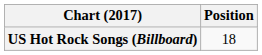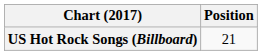(229, 38) 18 -> (229, 38) 21
